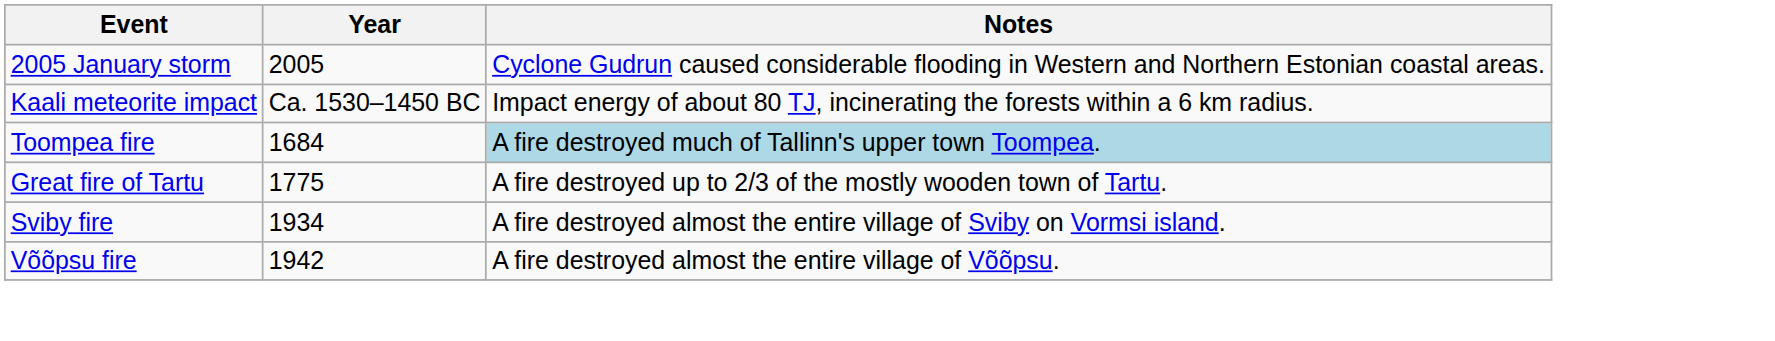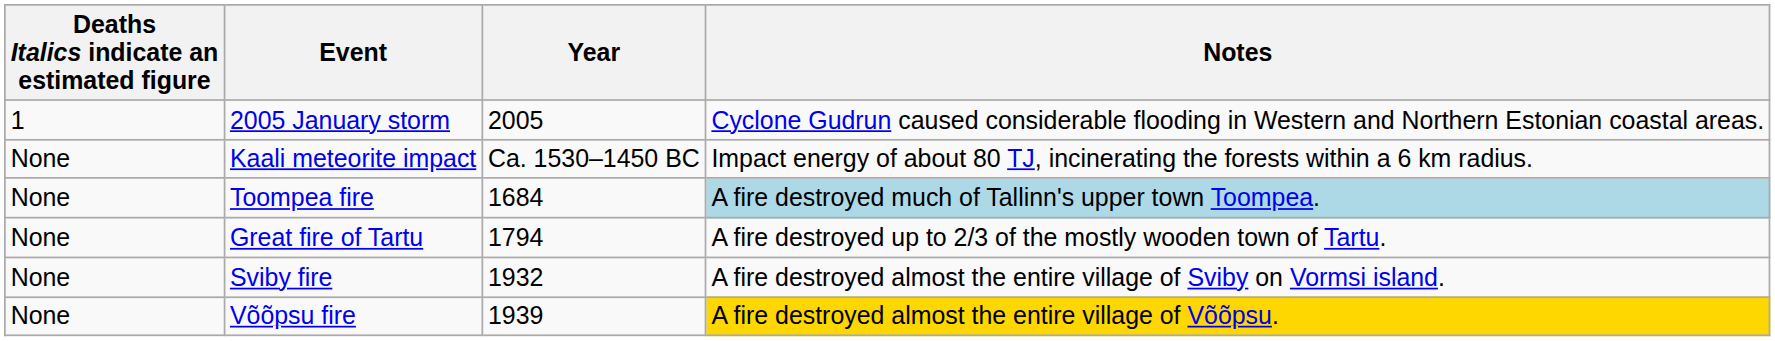+ column: (114, 53)
(296, 182) 1775 -> (516, 238) 1794
(296, 222) 1934 -> (516, 277) 1932
(296, 261) 1942 -> (516, 316) 1939
(776, 261) no background -> (995, 316) gold background
